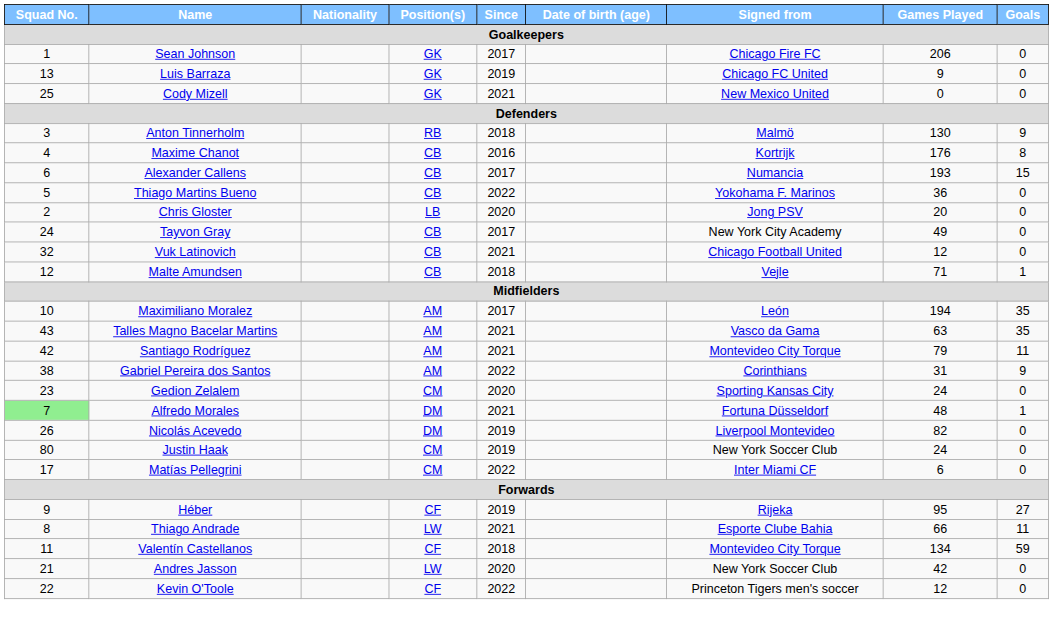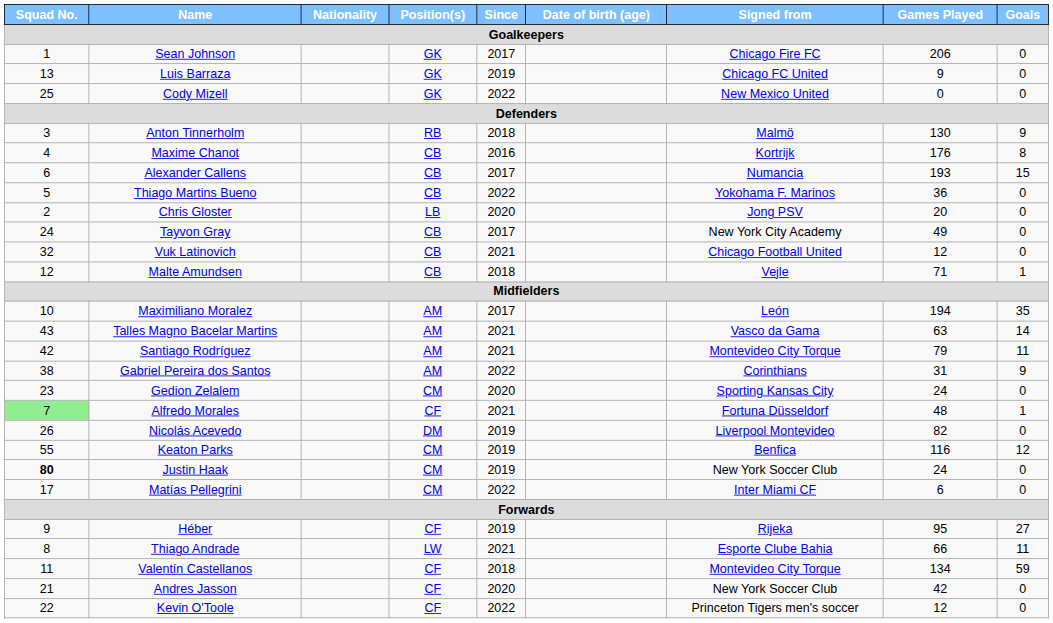(501, 94) 2021 -> (501, 94) 2022
(1023, 331) 35 -> (1023, 331) 14
(433, 411) DM -> (433, 411) CF
+ row: (195, 450)
(47, 450) normal -> (47, 470) bold
(433, 569) LW -> (433, 589) CF
